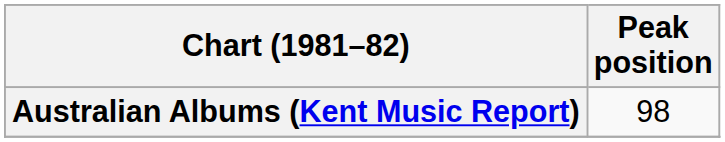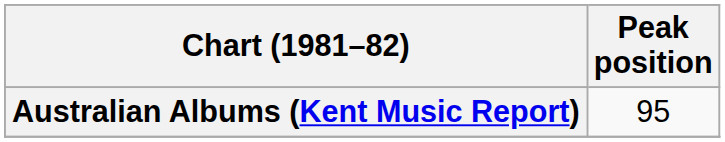(653, 111) 98 -> (653, 111) 95
